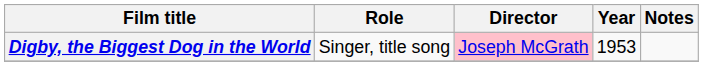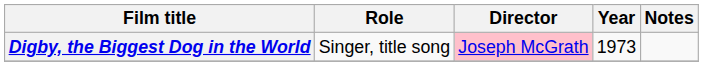(616, 46) 1953 -> (616, 46) 1973
